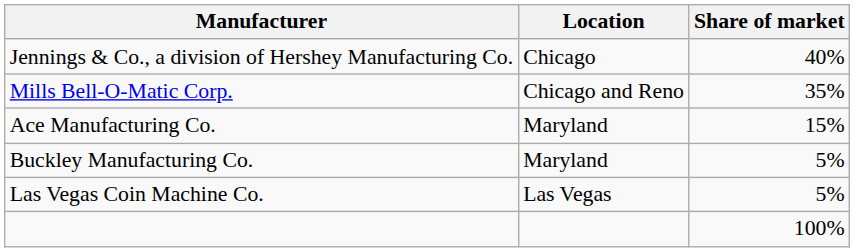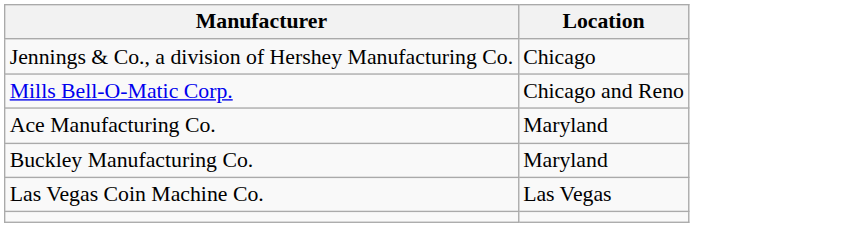- column: (769, 21)
